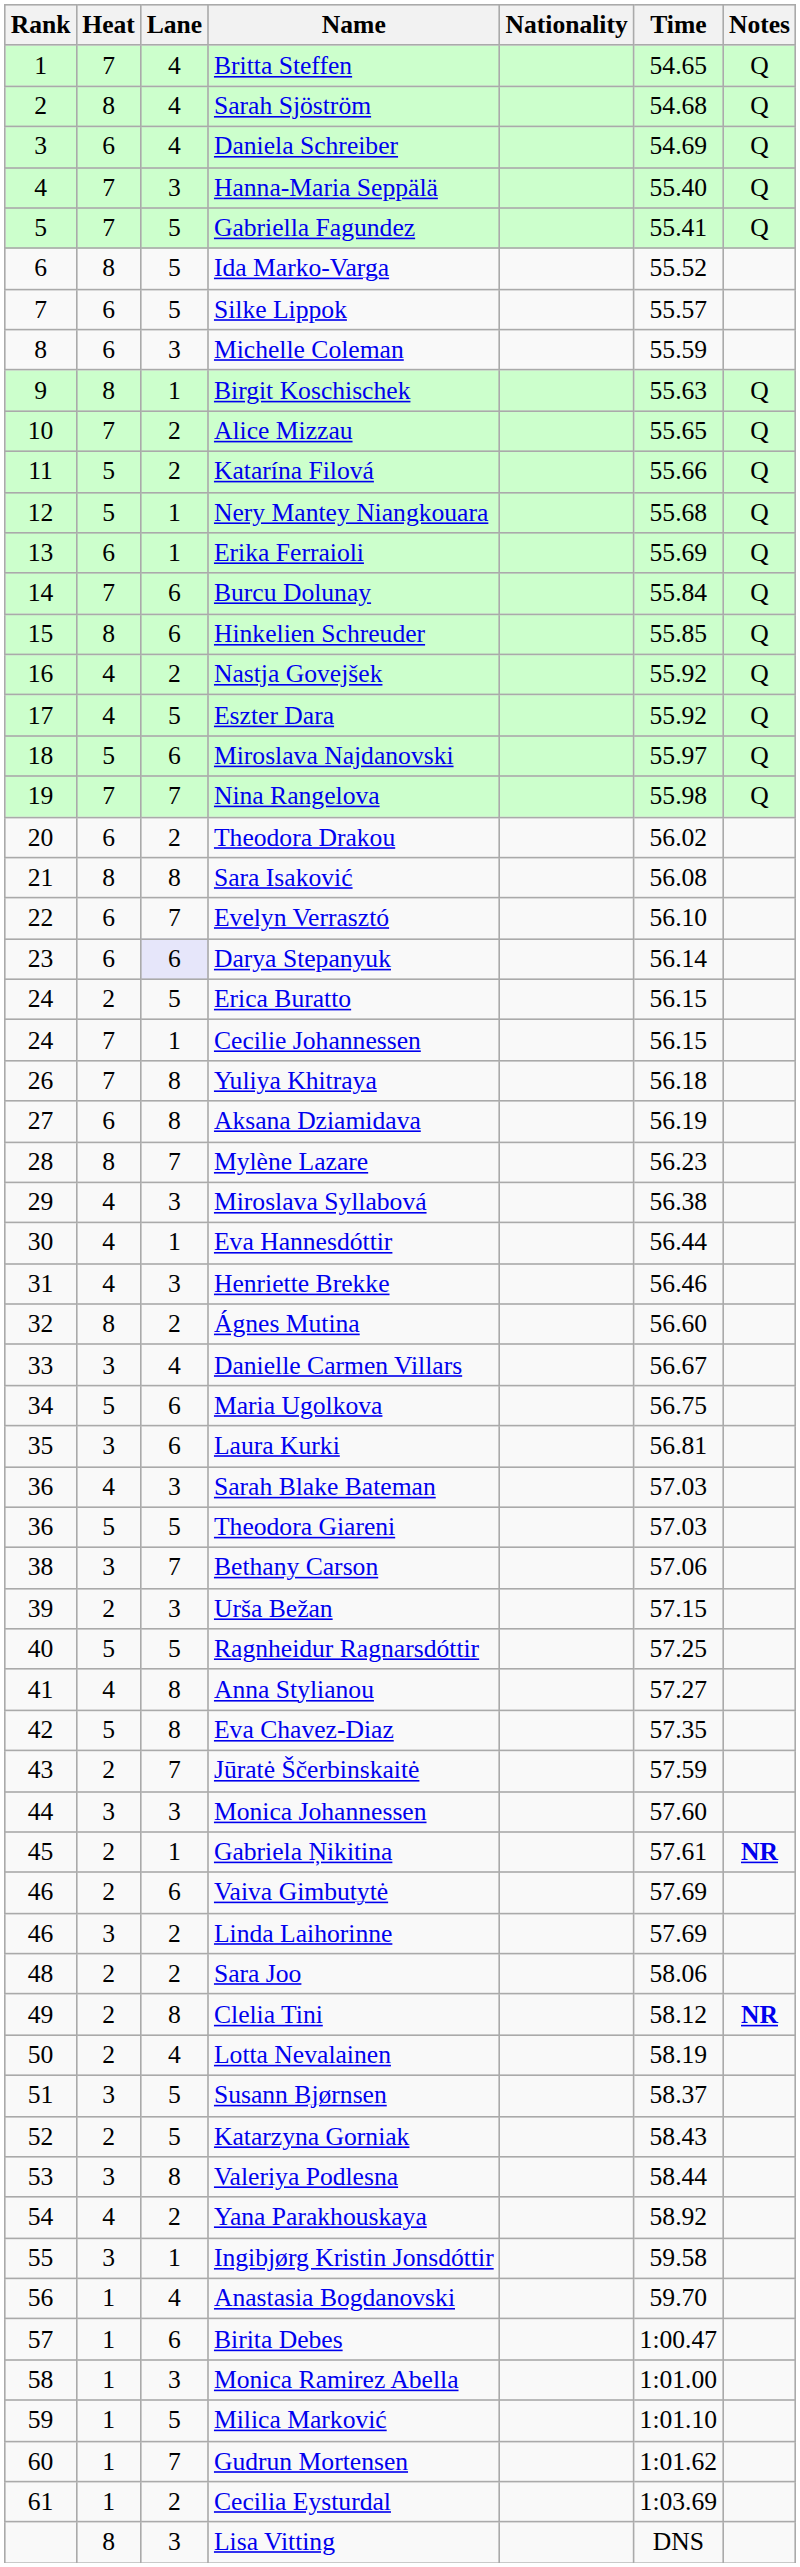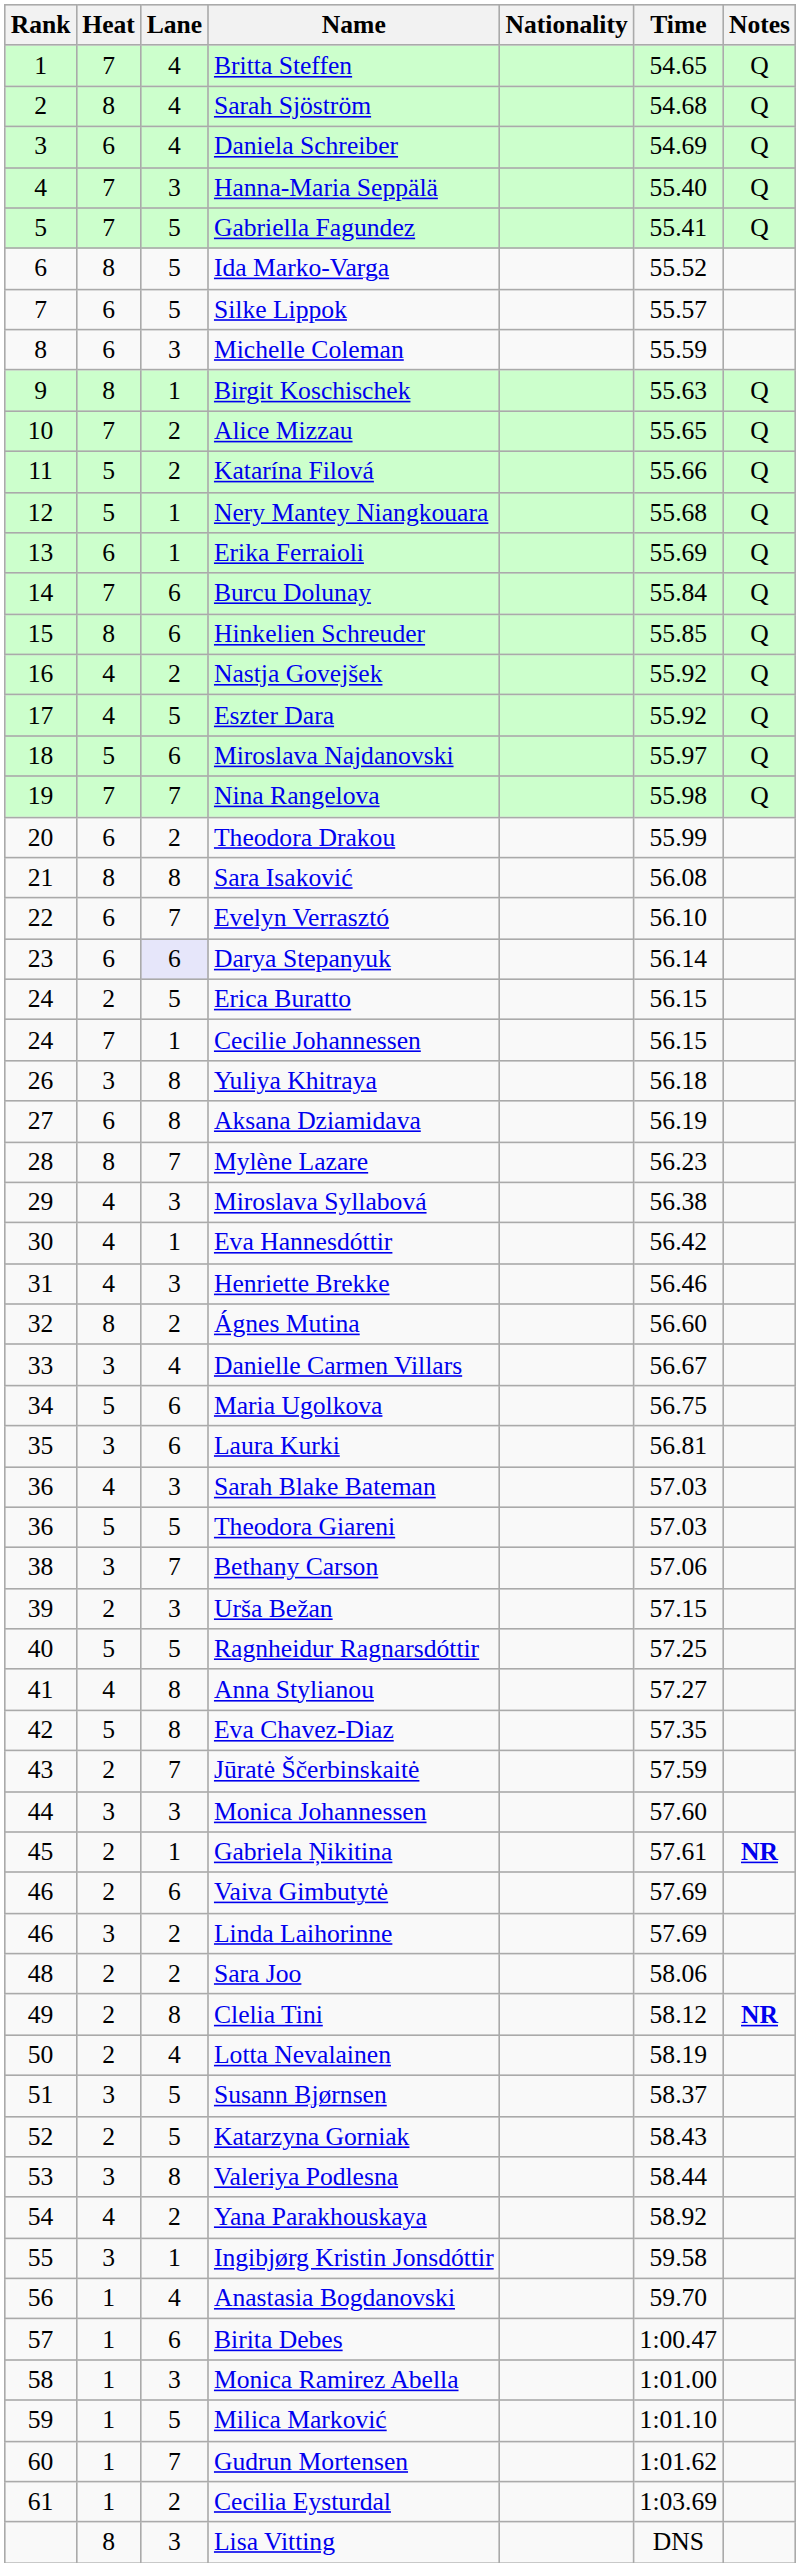(678, 836) 56.02 -> (678, 836) 55.99
(109, 1080) 7 -> (109, 1080) 3
(678, 1242) 56.44 -> (678, 1242) 56.42
